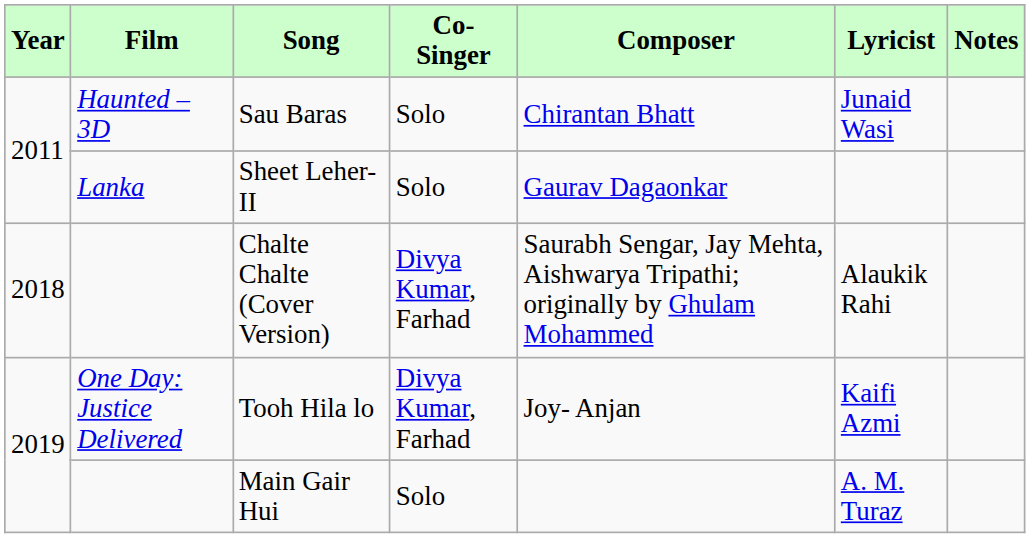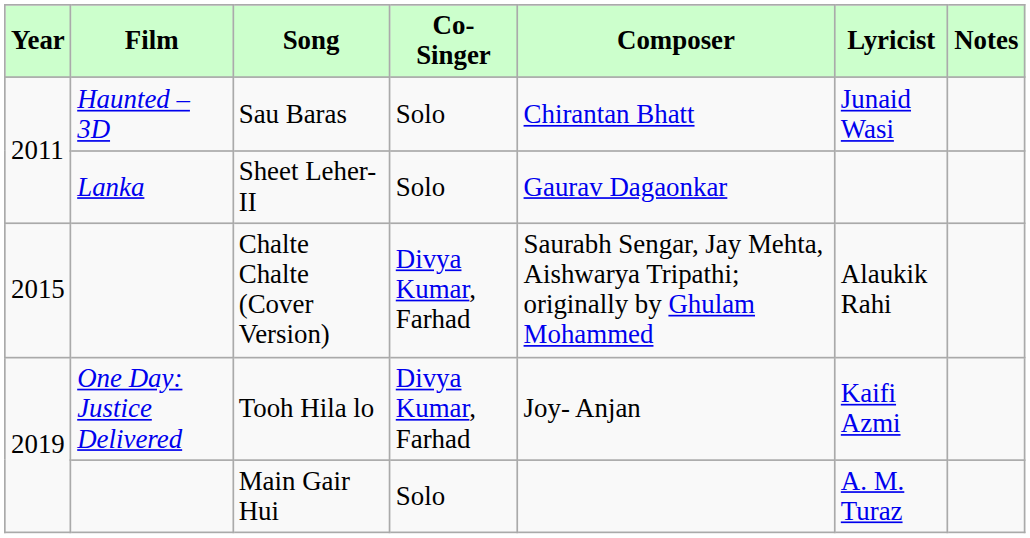(38, 289) 2018 -> (38, 289) 2015
